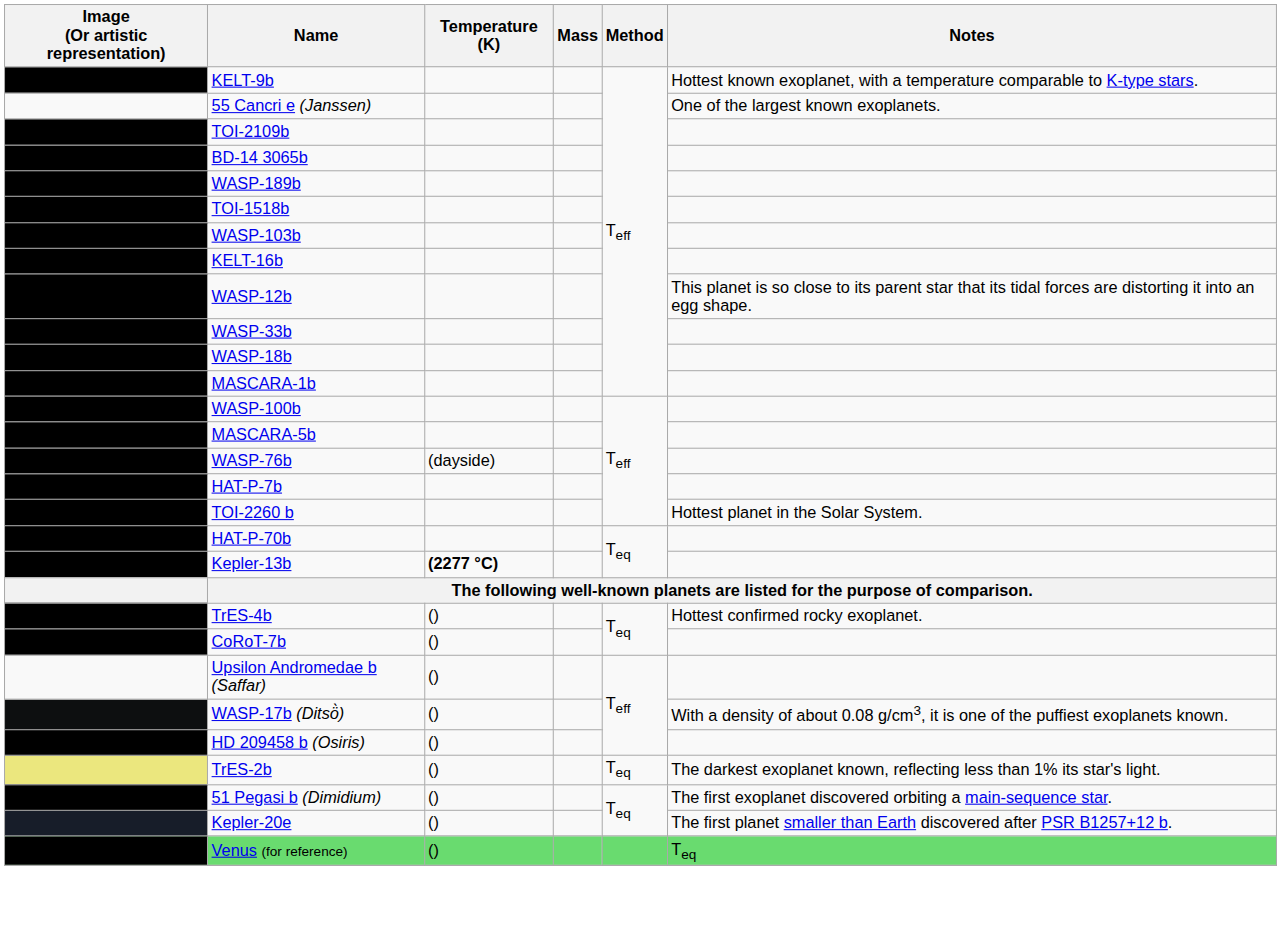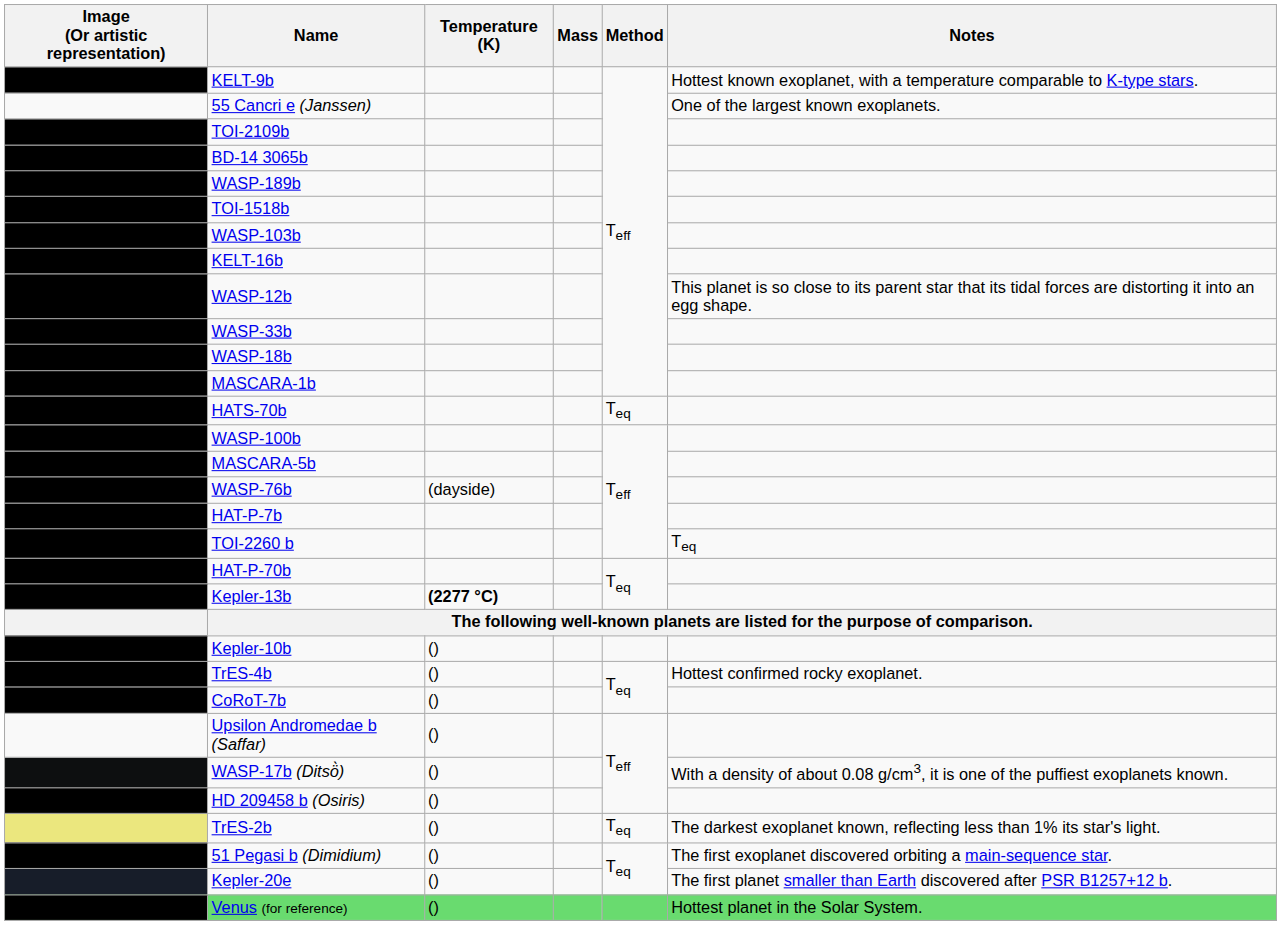+ row: (249, 410)
(797, 512) Hottest planet in the Solar System. -> (684, 543) Teq
+ row: (252, 648)
(684, 851) Teq -> (797, 907) Hottest planet in the Solar System.
